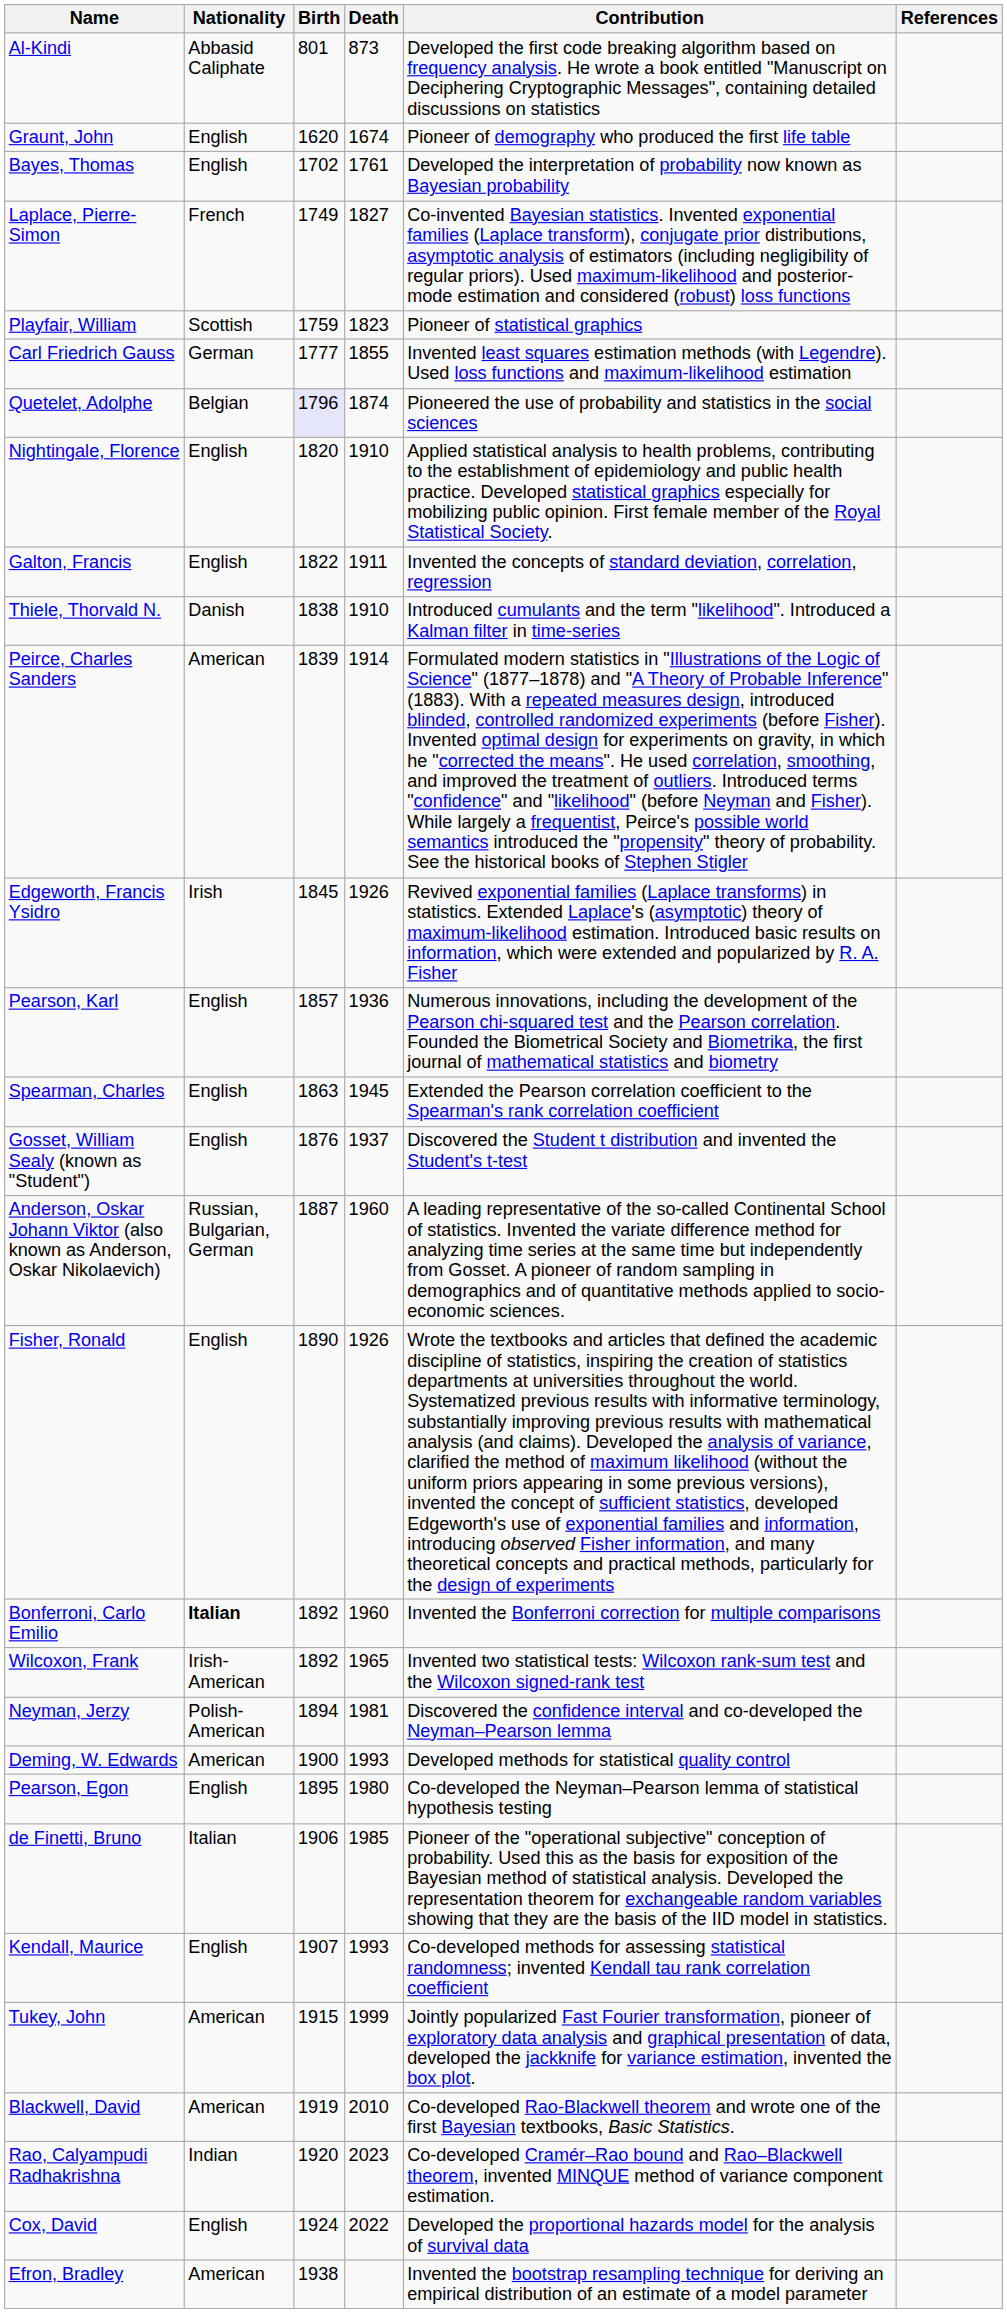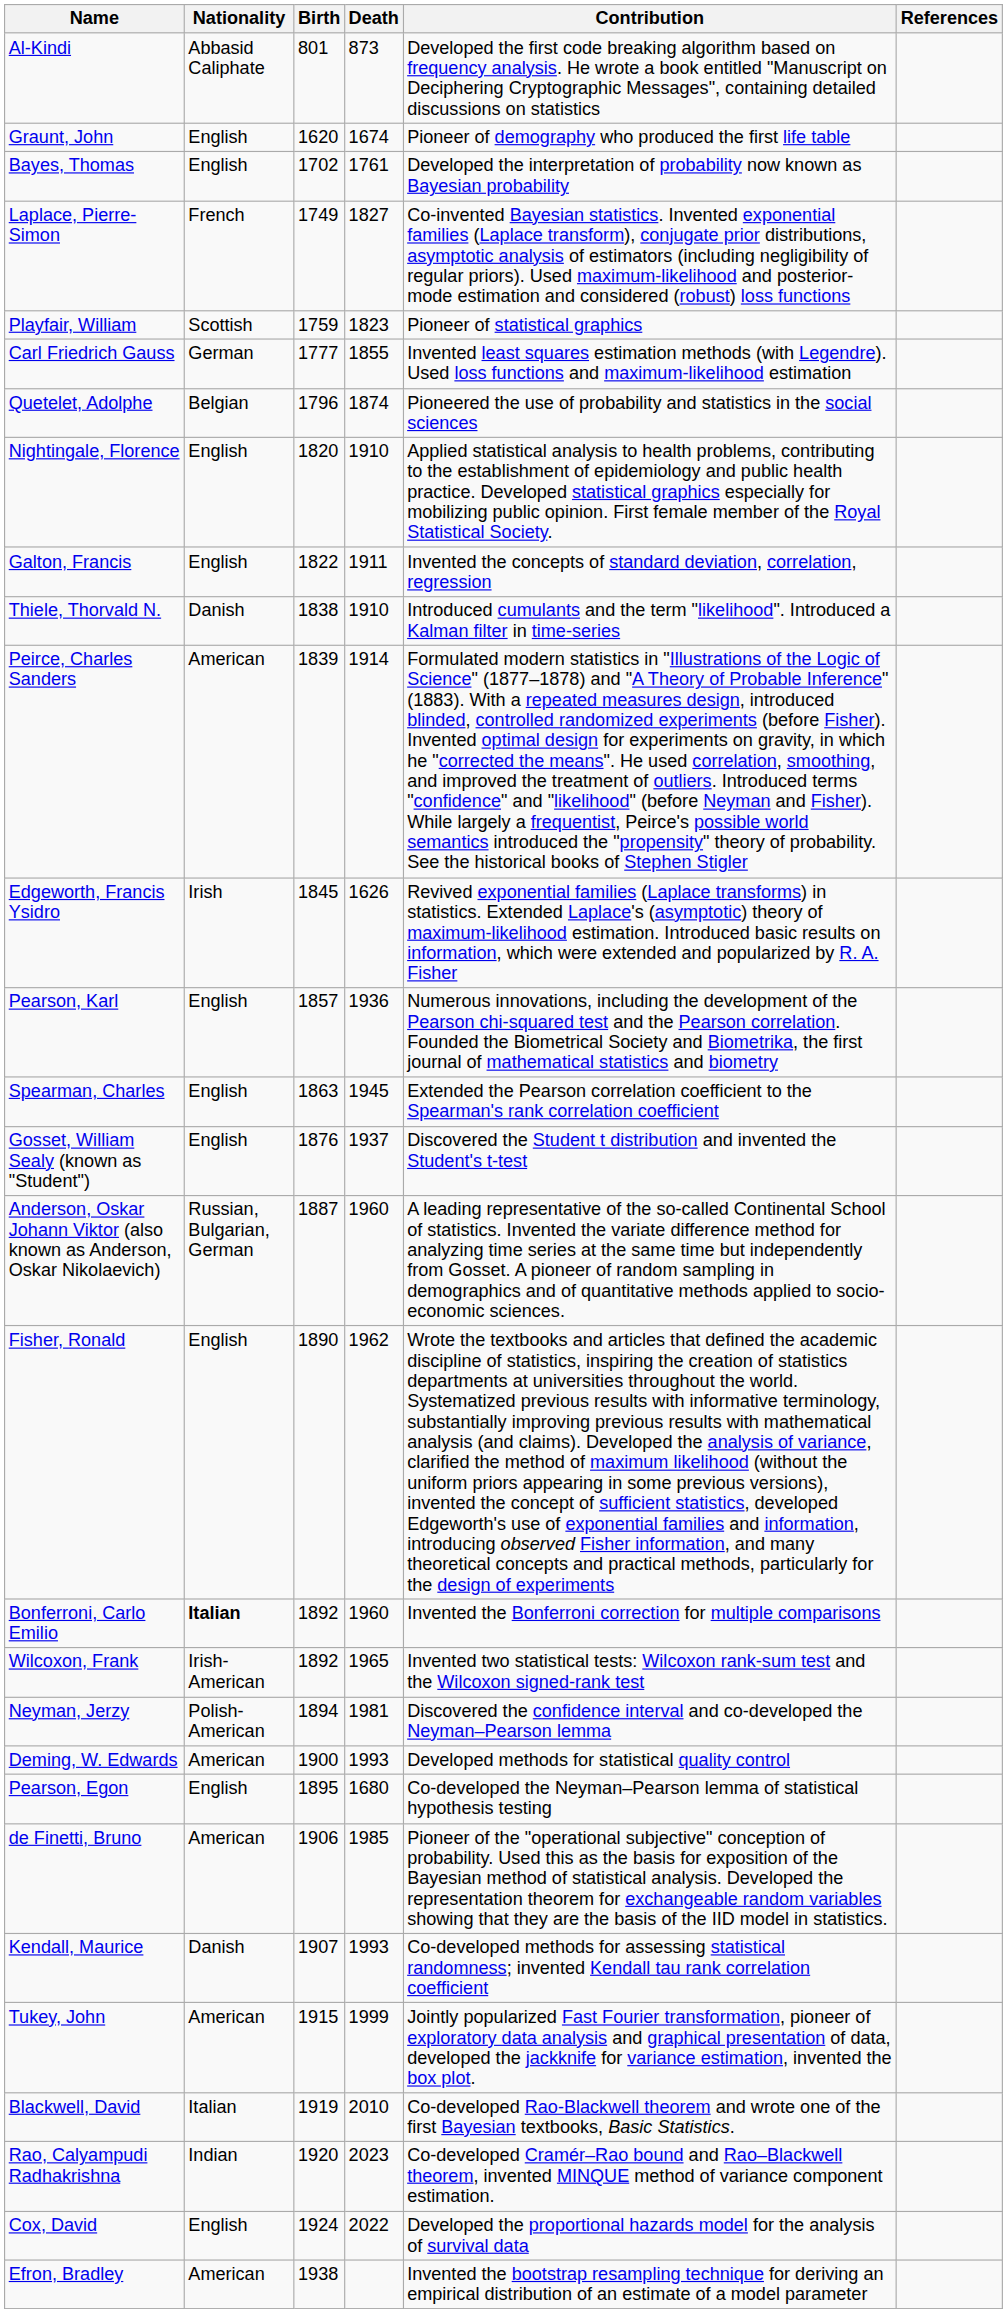(318, 402) lavender background -> (318, 402) no background
(369, 891) 1926 -> (369, 891) 1626
(369, 1340) 1926 -> (369, 1340) 1962
(369, 1788) 1980 -> (369, 1788) 1680
(212, 1837) Italian -> (227, 1837) American
(218, 1947) English -> (216, 1947) Danish
(227, 2106) American -> (212, 2106) Italian
